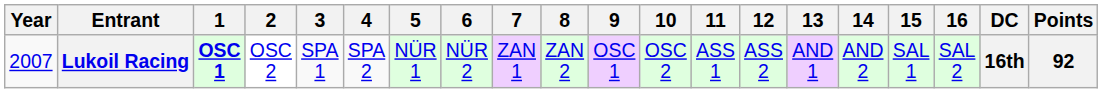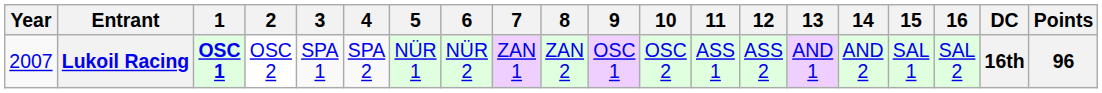(1063, 61) 92 -> (1063, 61) 96
